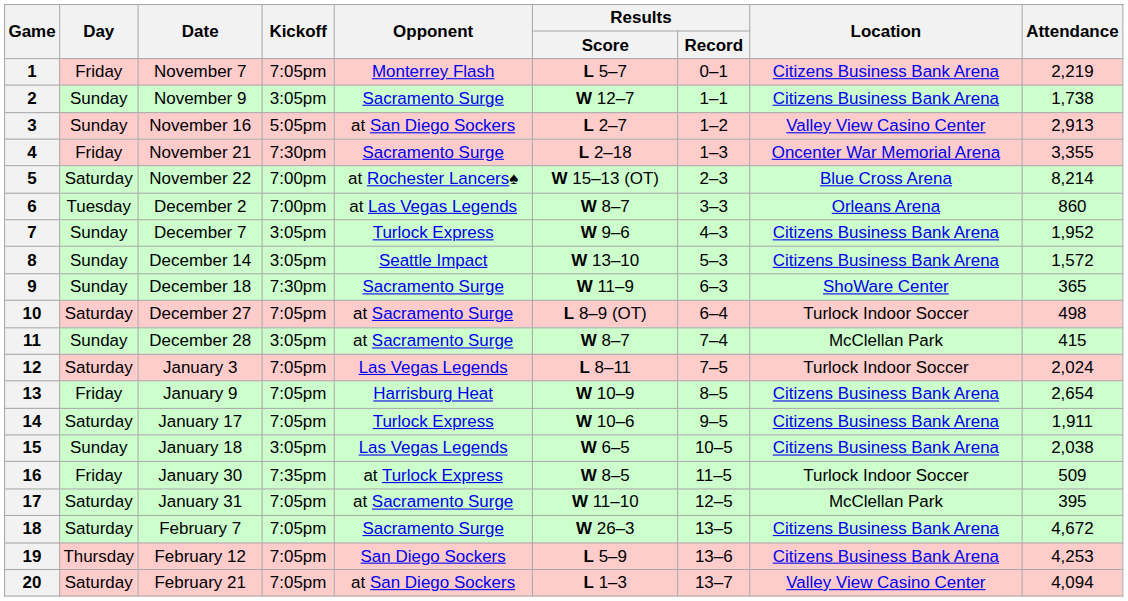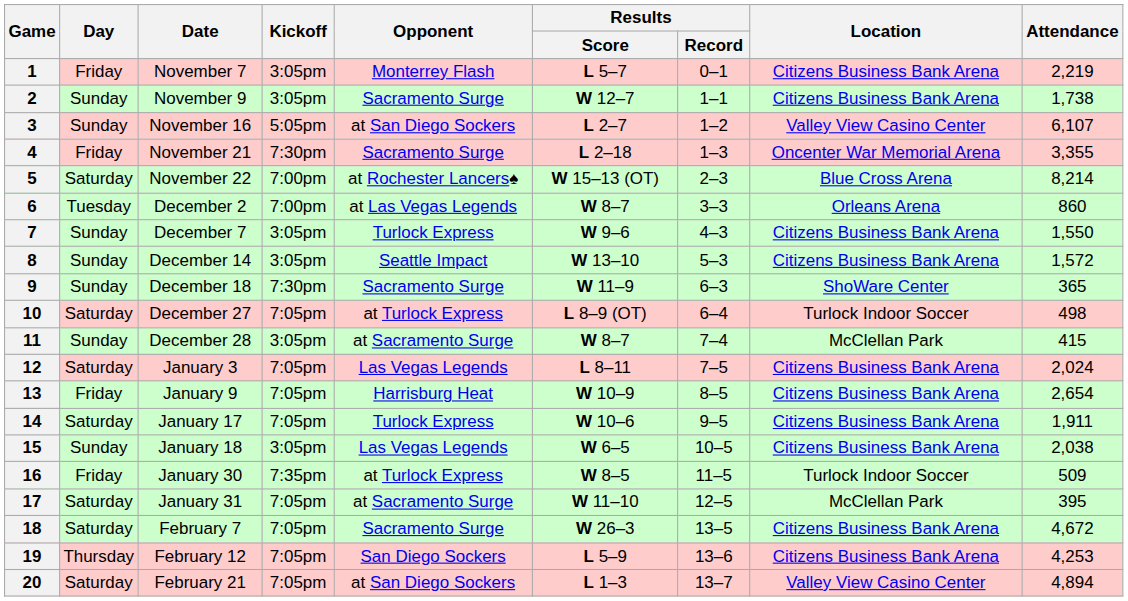(298, 71) 7:05pm -> (298, 71) 3:05pm
(1072, 125) 2,913 -> (1072, 125) 6,107
(1072, 233) 1,952 -> (1072, 233) 1,550
(433, 313) at Sacramento Surge -> (433, 313) at Turlock Express
(886, 367) Turlock Indoor Soccer -> (886, 367) Citizens Business Bank Arena
(1072, 582) 4,094 -> (1072, 582) 4,894
